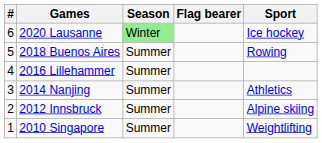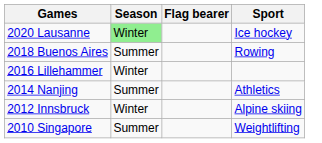- column: (10, 14)
(148, 71) Summer -> (131, 71) Winter
(148, 109) Summer -> (131, 109) Winter
